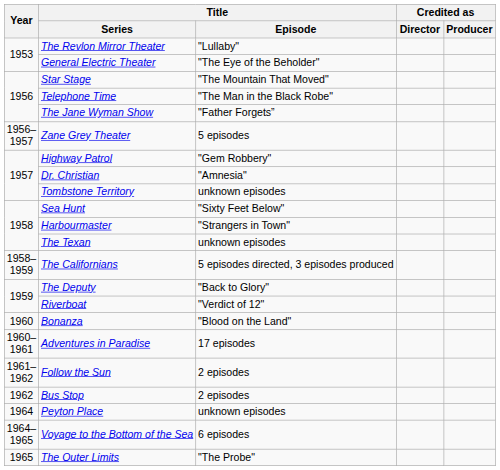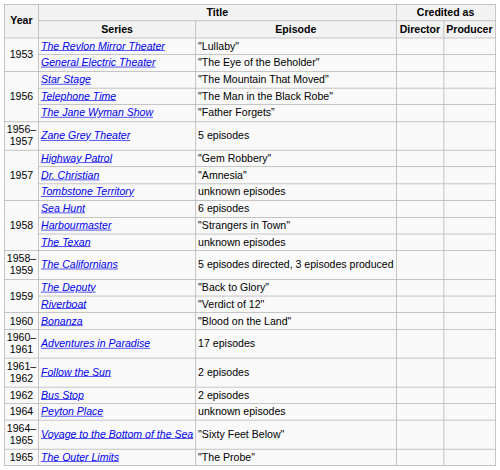(241, 208) "Sixty Feet Below" -> (224, 208) 6 episodes
(224, 434) 6 episodes -> (241, 434) "Sixty Feet Below"
